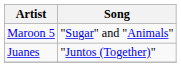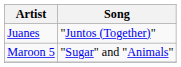rows swapped: (31, 33) <-> (23, 52)
